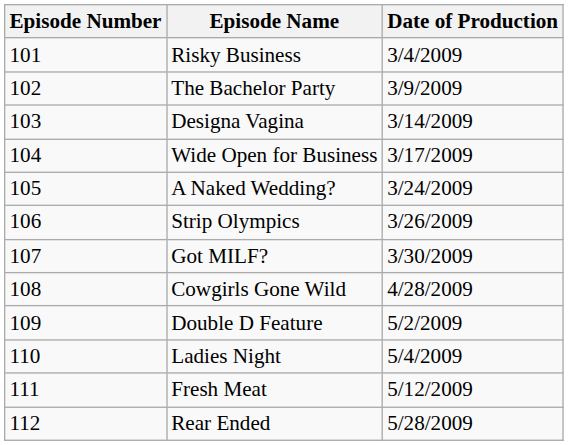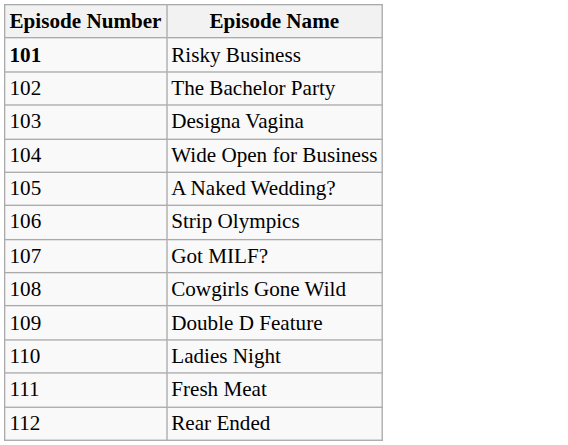- column: (473, 21)
(25, 54) normal -> (25, 54) bold
